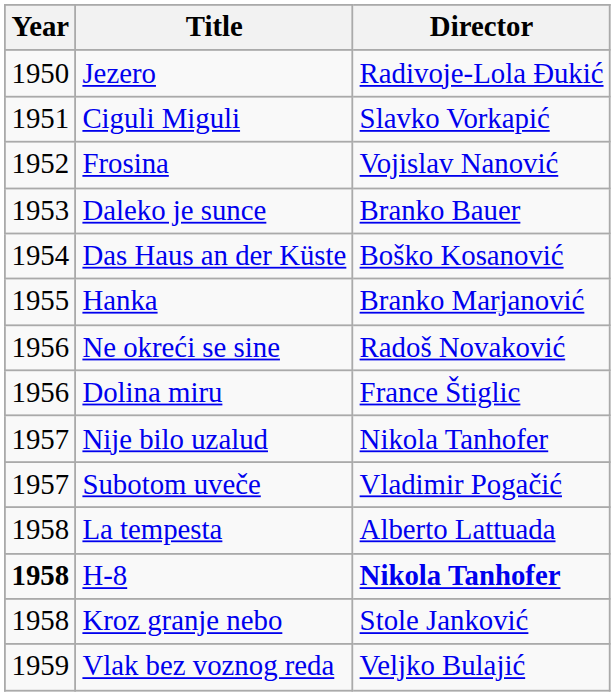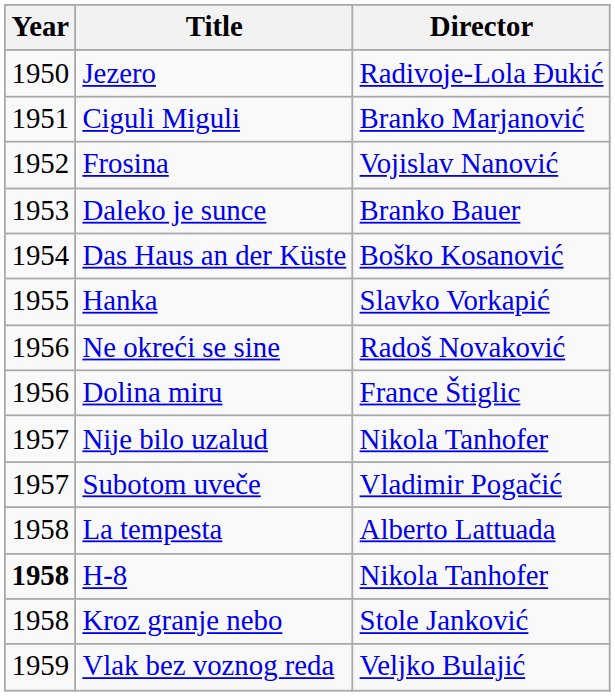(455, 118) Slavko Vorkapić -> (472, 118) Branko Marjanović
(472, 301) Branko Marjanović -> (455, 301) Slavko Vorkapić
(460, 575) bold -> (454, 575) normal
